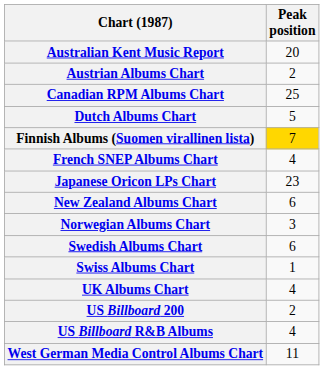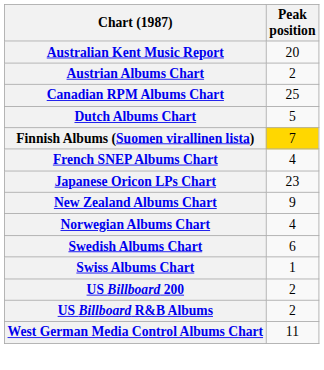(292, 203) 6 -> (292, 203) 9
(292, 224) 3 -> (292, 224) 4
- row: (135, 289)
(292, 332) 4 -> (292, 310) 2
